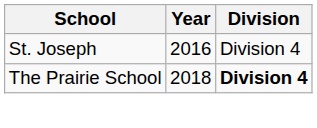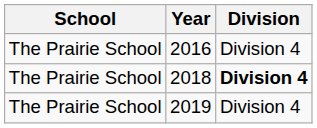(53, 48) St. Joseph -> (85, 48) The Prairie School
+ row: (191, 107)
